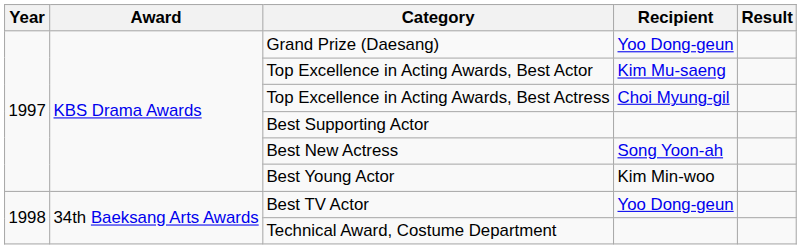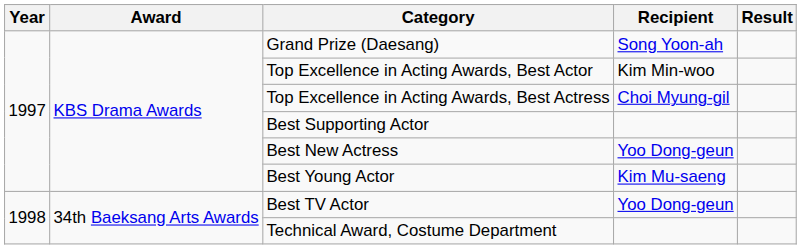(676, 44) Yoo Dong-geun -> (670, 44) Song Yoon-ah
(672, 71) Kim Mu-saeng -> (666, 71) Kim Min-woo
(670, 151) Song Yoon-ah -> (676, 151) Yoo Dong-geun
(666, 177) Kim Min-woo -> (672, 177) Kim Mu-saeng
